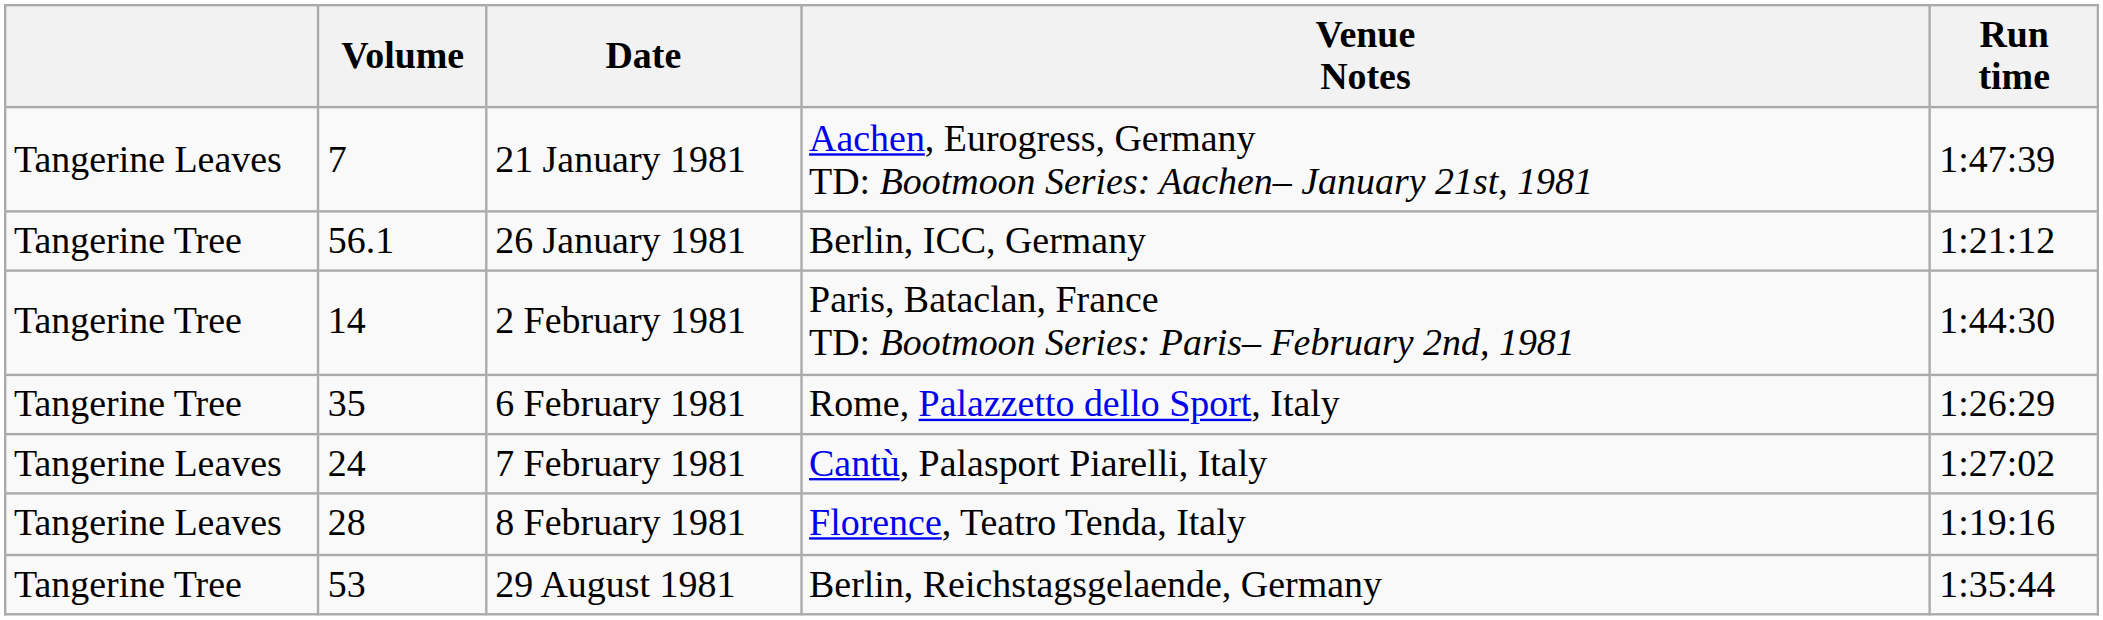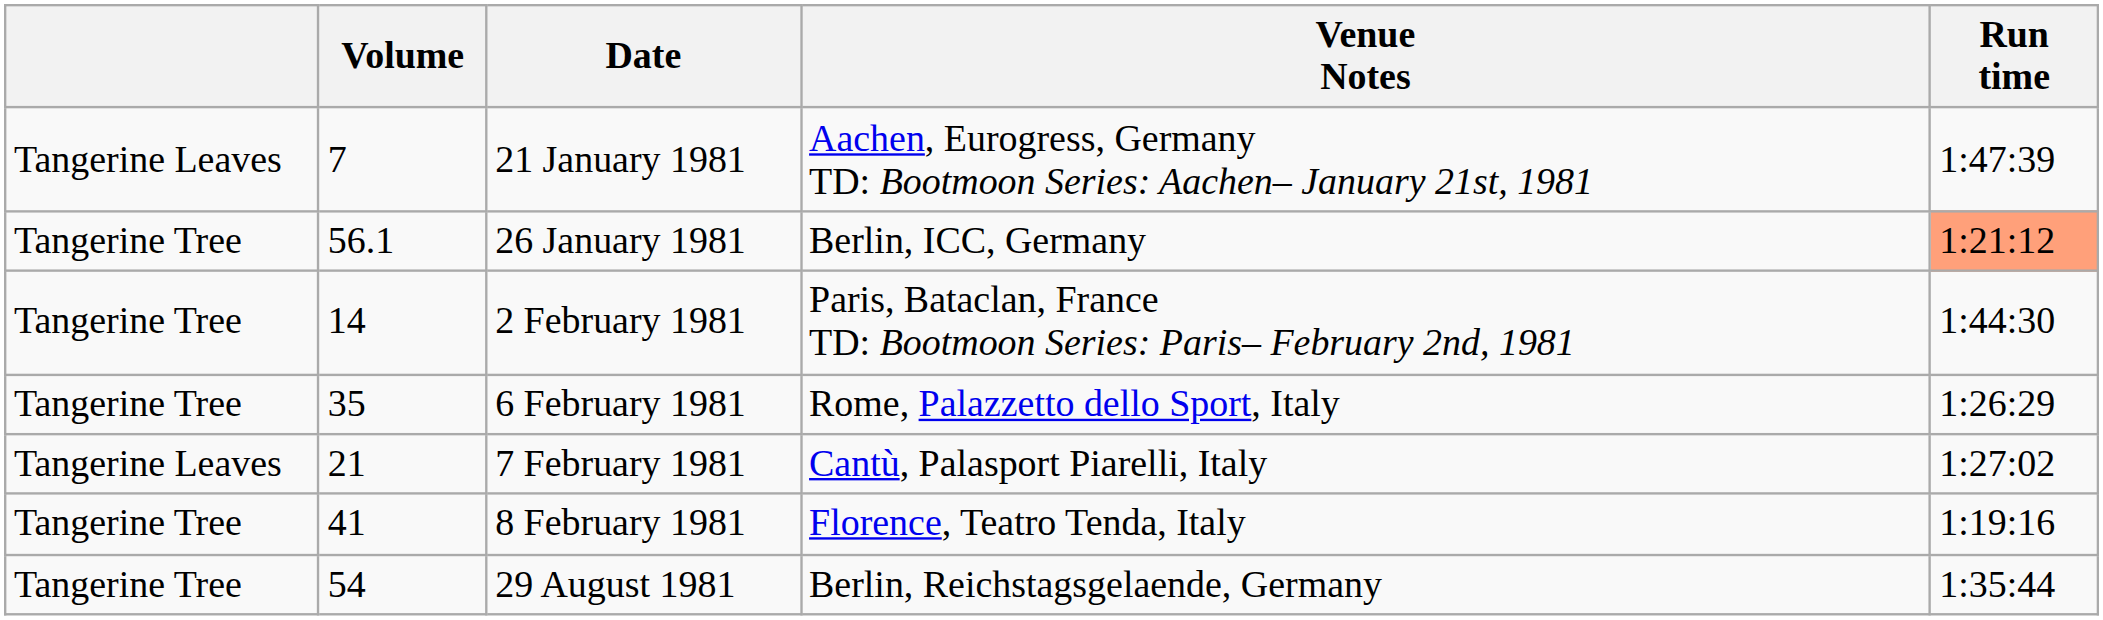(1997, 240) no background -> (1997, 240) lightsalmon background
(347, 463) 24 -> (347, 463) 21
(148, 523) Tangerine Leaves -> (128, 523) Tangerine Tree
(347, 523) 28 -> (347, 523) 41
(347, 583) 53 -> (347, 583) 54
